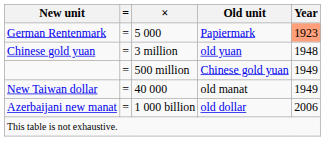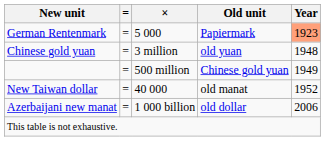(306, 88) 1949 -> (306, 88) 1952
